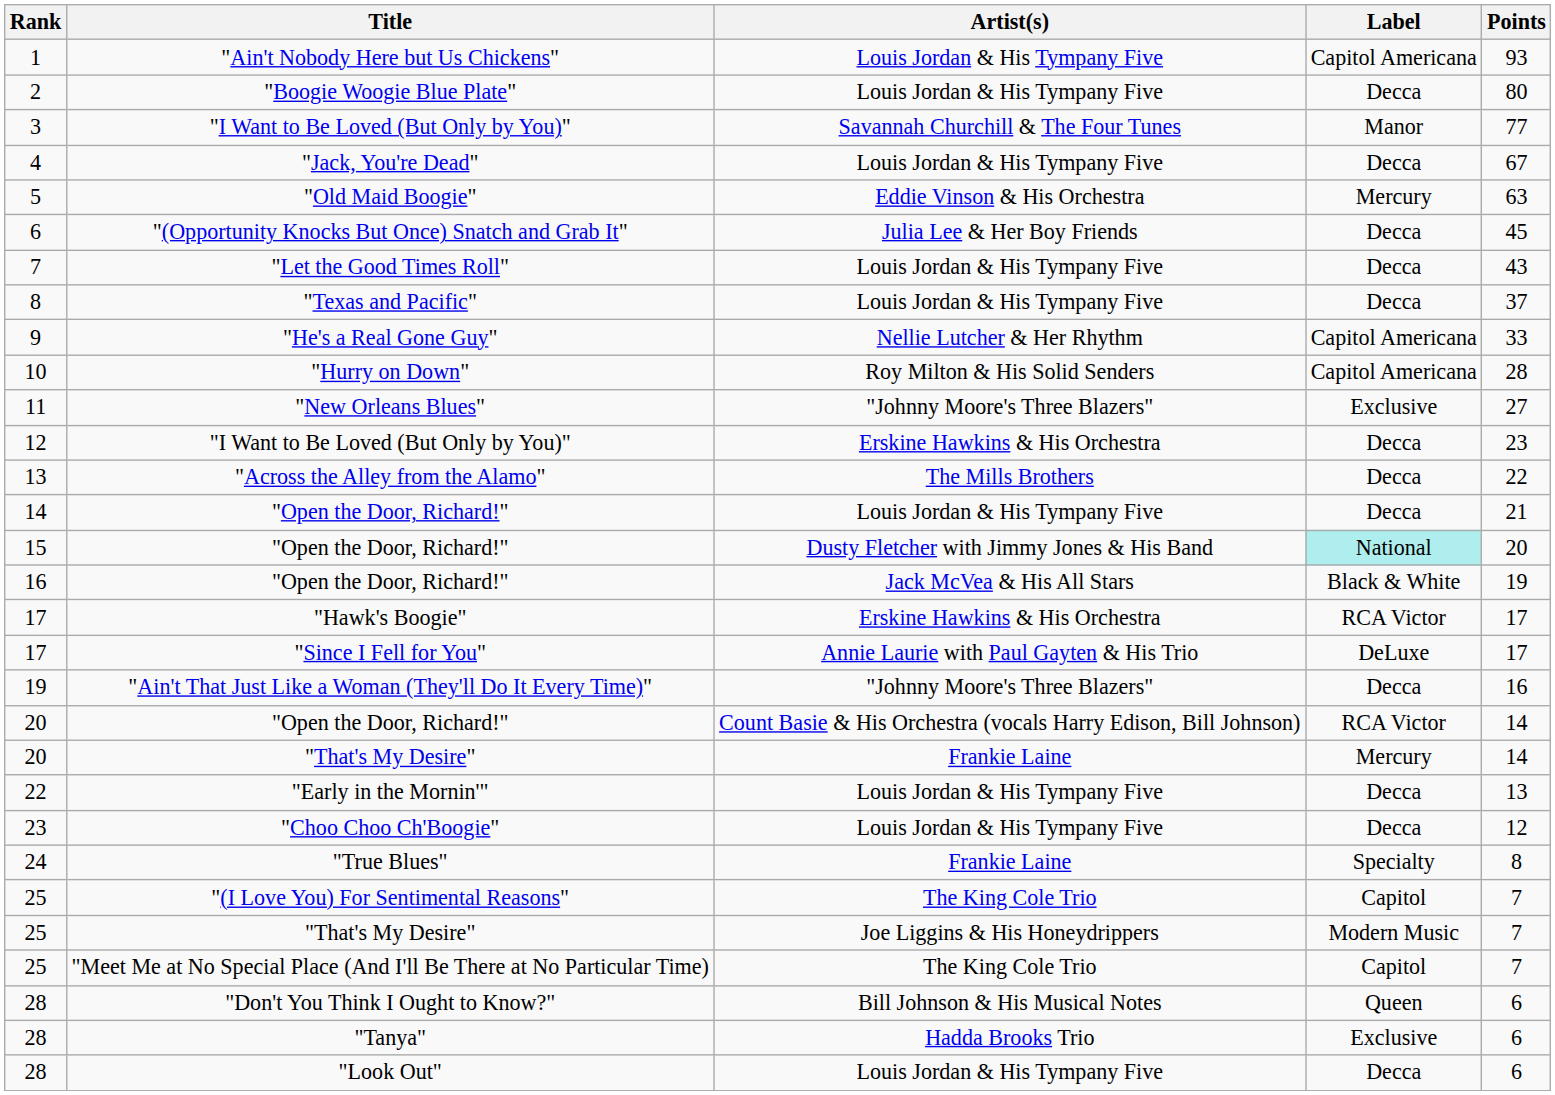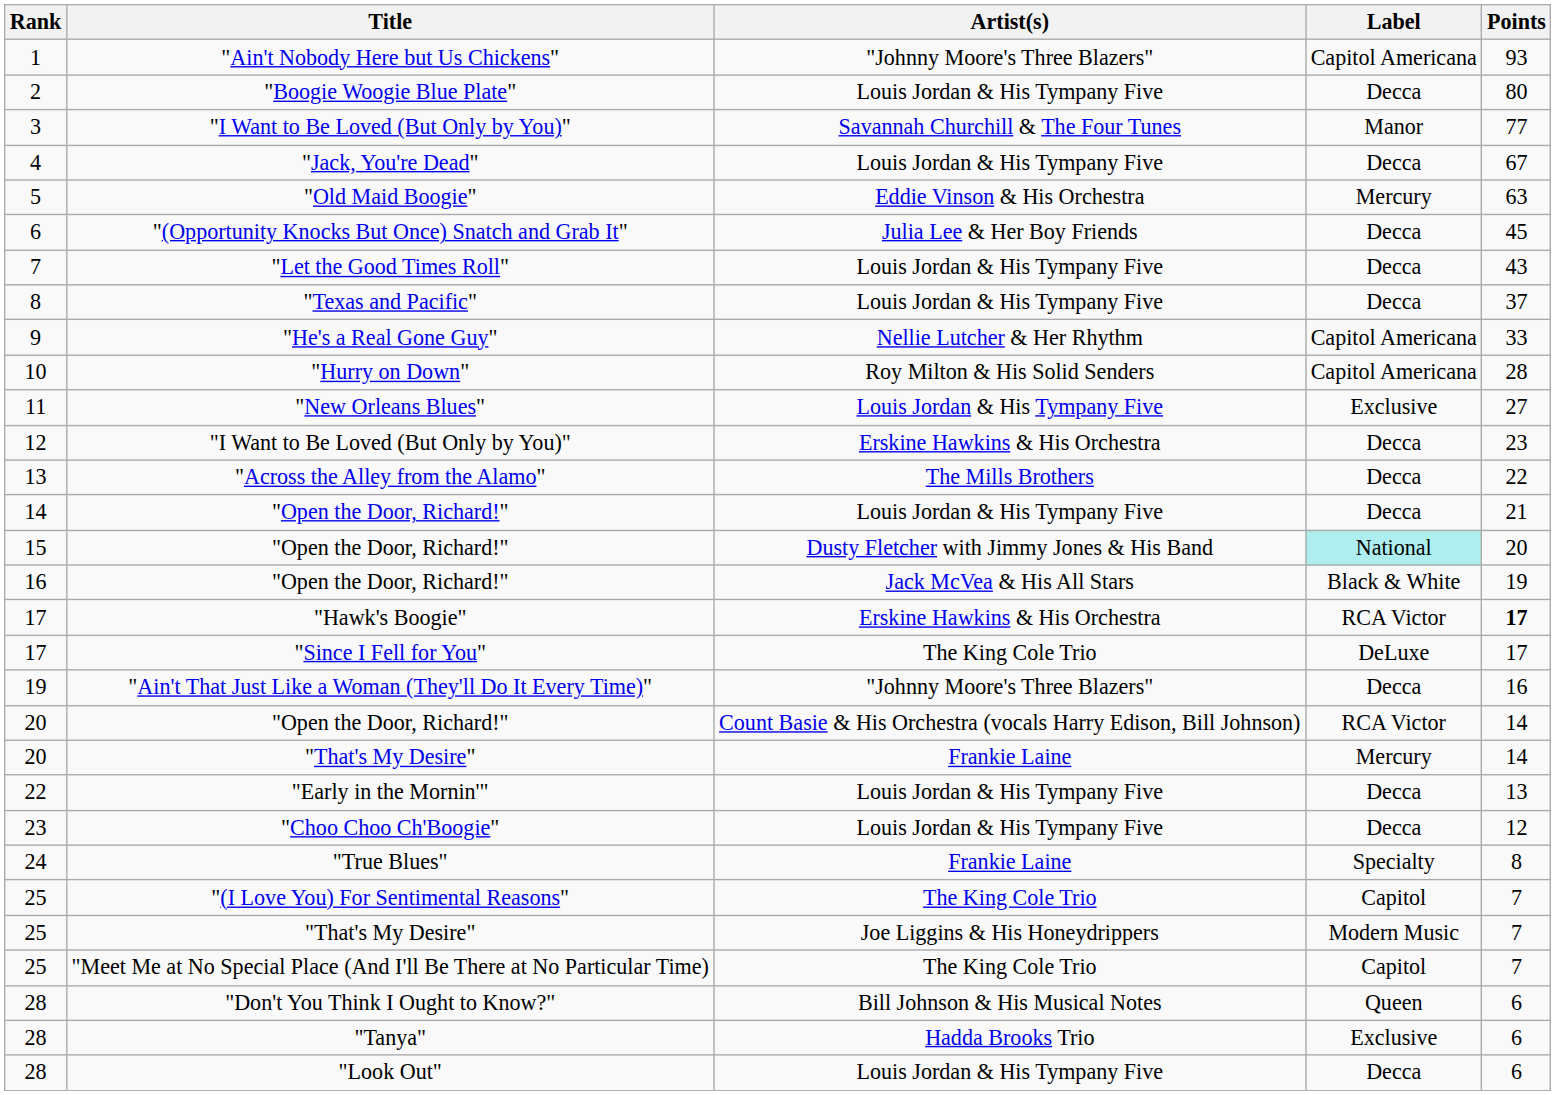(1010, 57) Louis Jordan & His Tympany Five -> (1010, 57) "Johnny Moore's Three Blazers"
(1010, 407) "Johnny Moore's Three Blazers" -> (1010, 407) Louis Jordan & His Tympany Five
(1516, 617) normal -> (1516, 617) bold
(1010, 652) Annie Laurie with Paul Gayten & His Trio -> (1010, 652) The King Cole Trio
